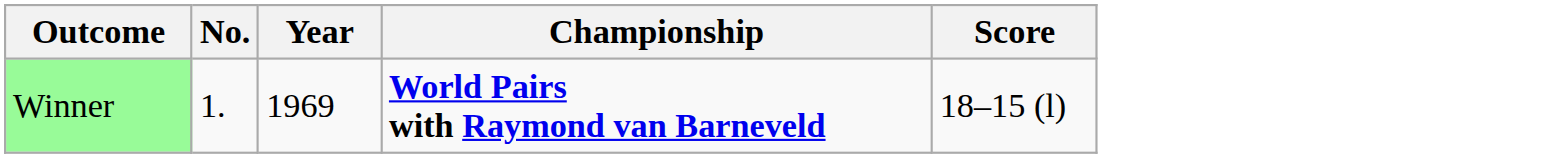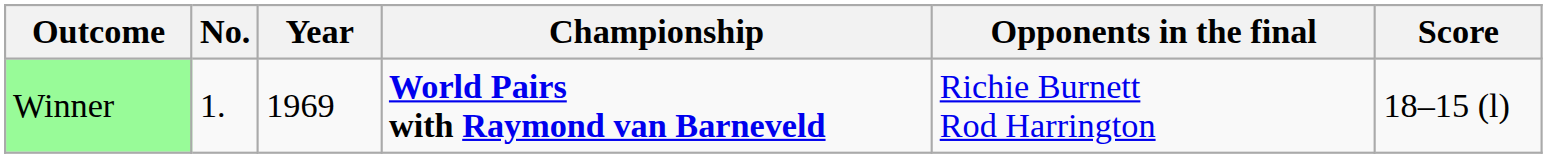+ column: (1154, 31)
